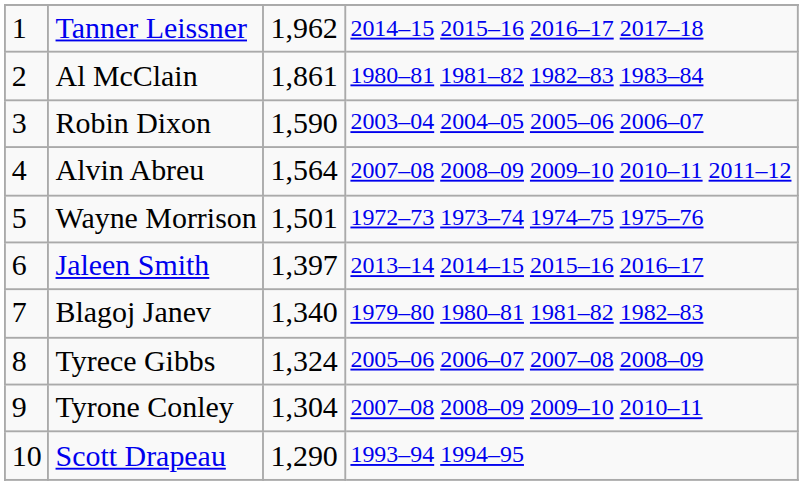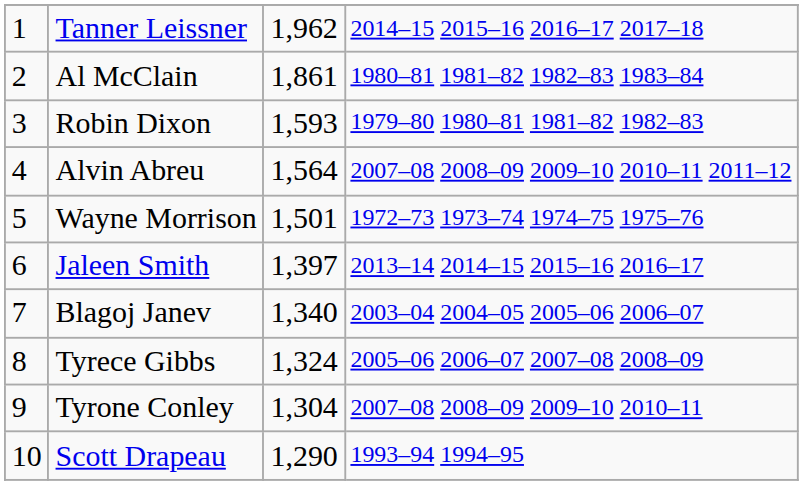(304, 123) 1,590 -> (304, 123) 1,593
(527, 123) 2003–04 2004–05 2005–06 2006–07 -> (527, 123) 1979–80 1980–81 1981–82 1982–83
(527, 312) 1979–80 1980–81 1981–82 1982–83 -> (527, 312) 2003–04 2004–05 2005–06 2006–07
